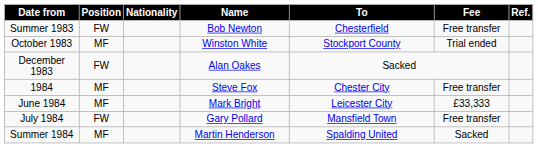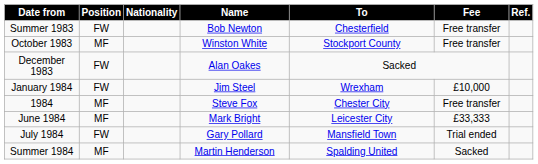(472, 45) Trial ended -> (472, 45) Free transfer
+ row: (42, 88)
(472, 119) Free transfer -> (472, 135) Trial ended
